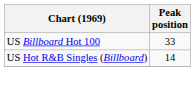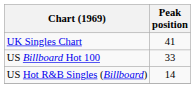+ row: (44, 41)
